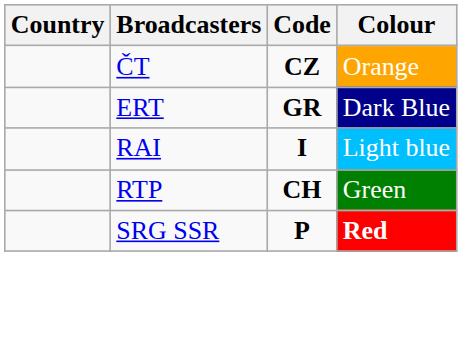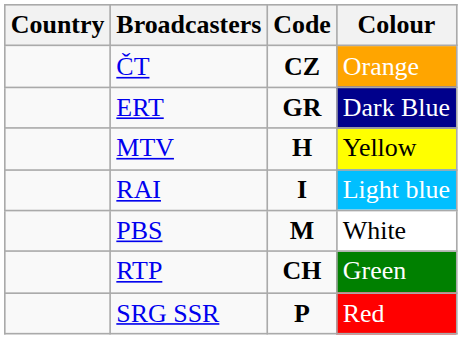+ row: (145, 148)
+ row: (139, 230)
(365, 230) bold -> (364, 312) normal
